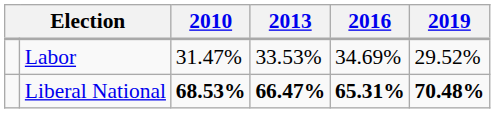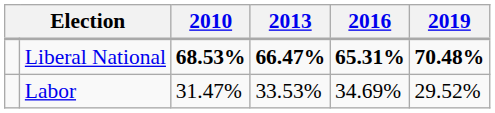rows swapped: (95, 90) <-> (50, 56)
